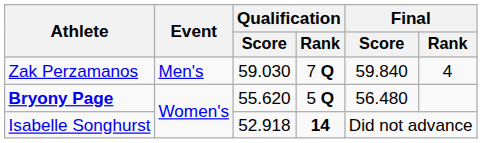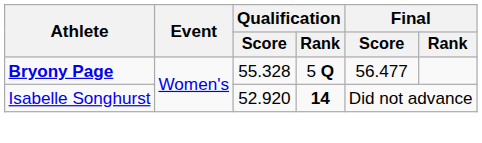- row: (73, 71)
(264, 98) 55.620 -> (264, 71) 55.328
(382, 98) 56.480 -> (382, 71) 56.477
(264, 125) 52.918 -> (264, 98) 52.920
